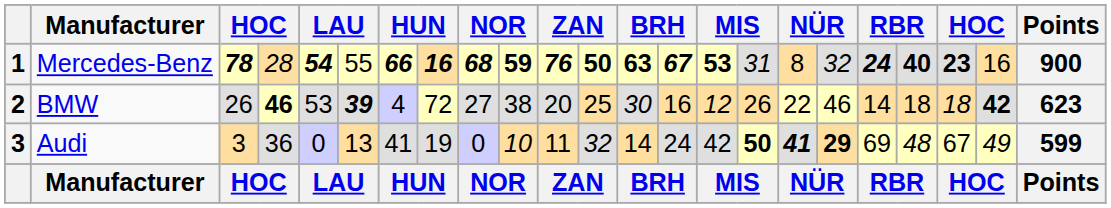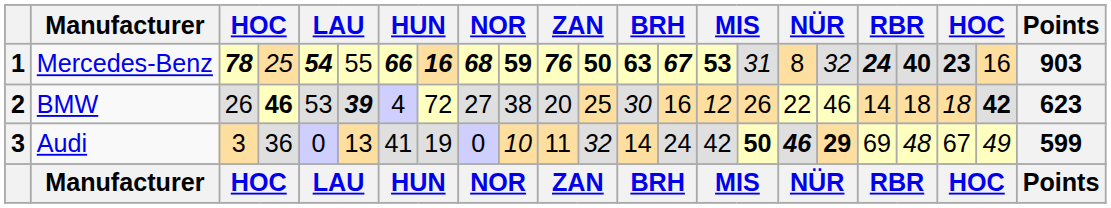(279, 64) 28 -> (279, 64) 25
(1061, 64) 900 -> (1061, 64) 903
(797, 143) 41 -> (797, 143) 46
